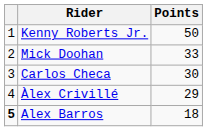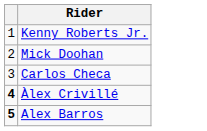- column: (177, 15)
(11, 95) normal -> (11, 95) bold
